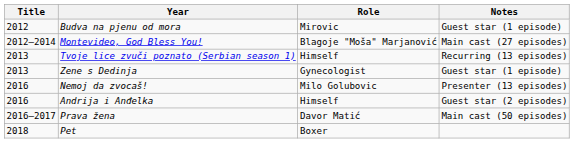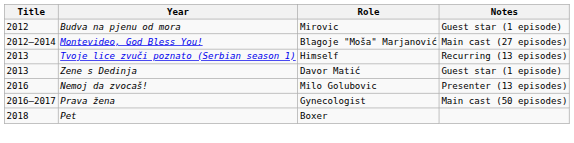(333, 71) Gynecologist -> (330, 71) Davor Matić
- row: (107, 101)
(330, 116) Davor Matić -> (333, 101) Gynecologist
